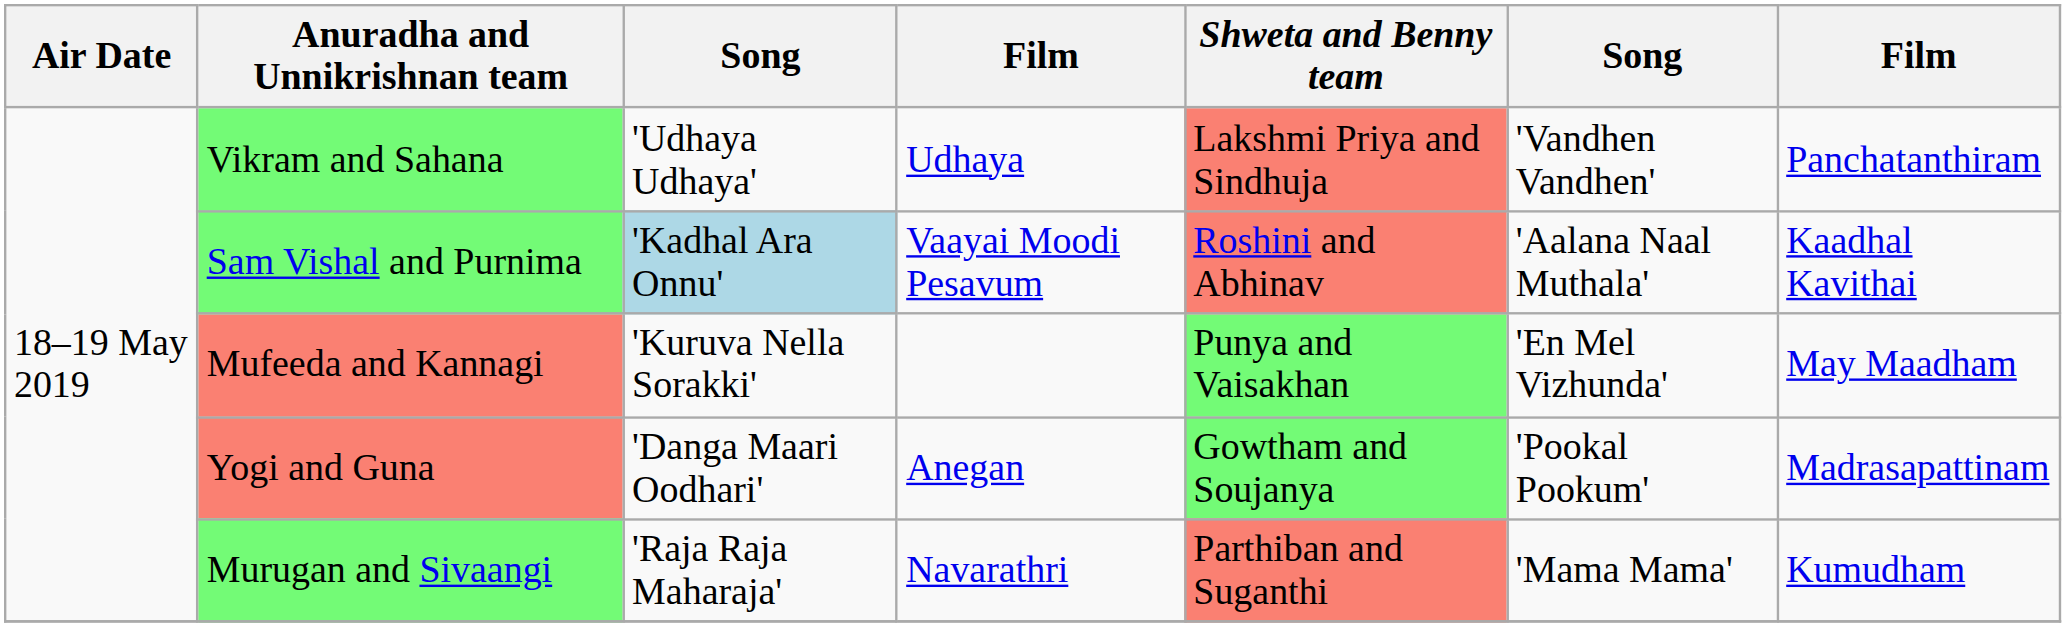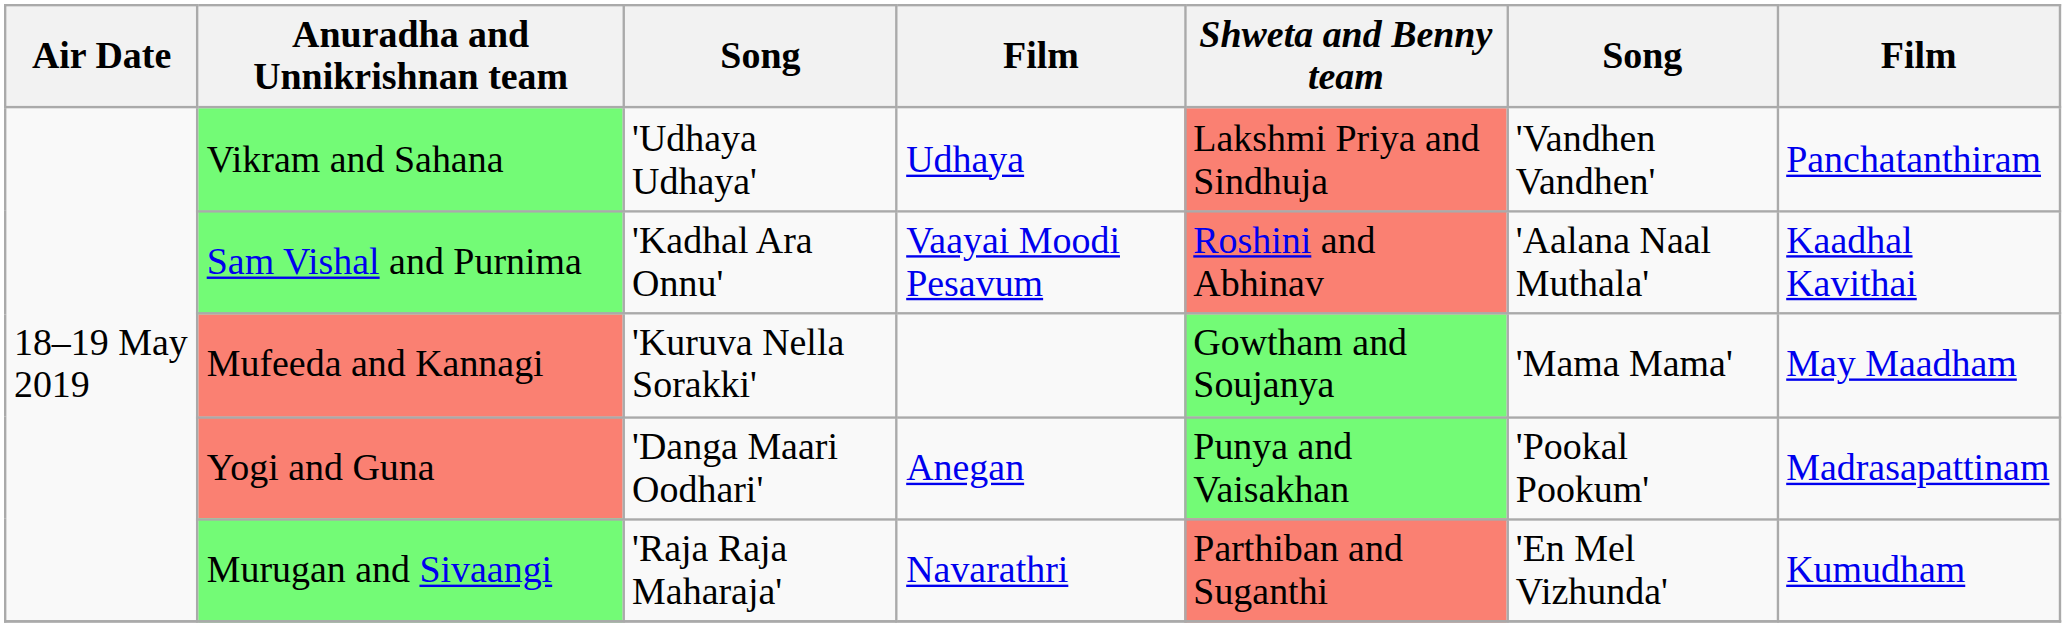(722, 261) lightblue background -> (722, 261) no background
(1273, 364) Punya and Vaisakhan -> (1300, 364) Gowtham and Soujanya
(1592, 364) 'En Mel Vizhunda' -> (1624, 364) 'Mama Mama'
(1300, 467) Gowtham and Soujanya -> (1273, 467) Punya and Vaisakhan
(1624, 569) 'Mama Mama' -> (1592, 569) 'En Mel Vizhunda'
